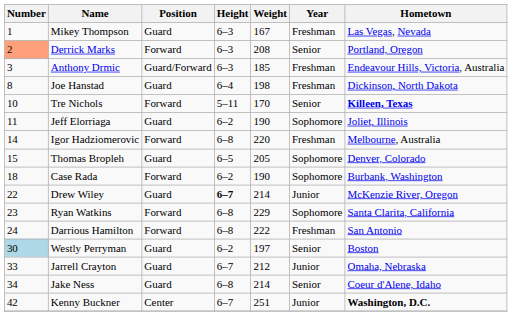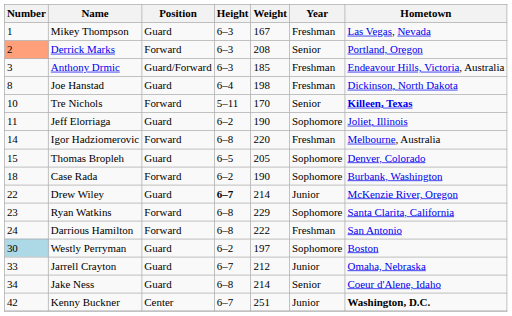(306, 248) Senior -> (317, 248) Sophomore
